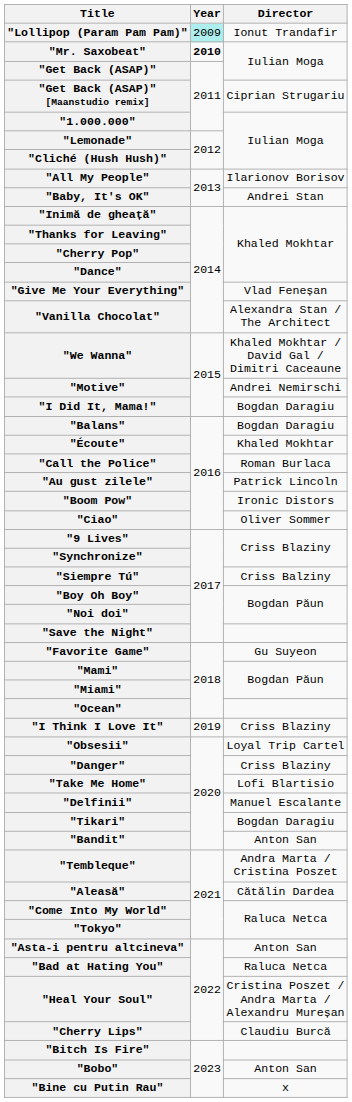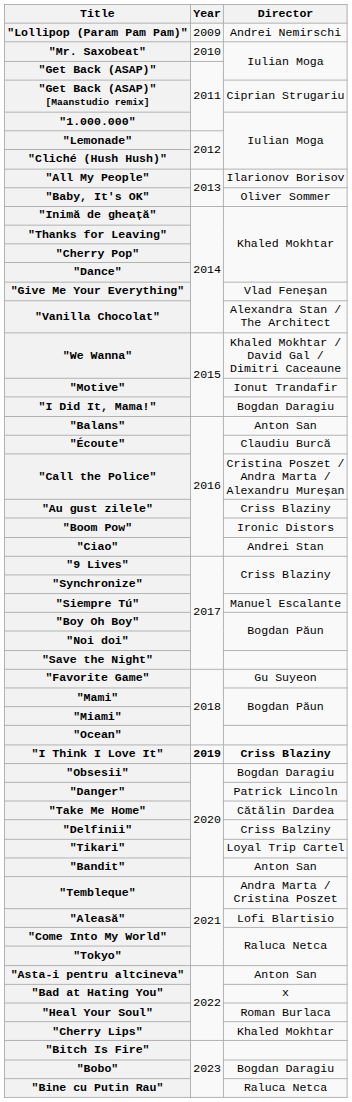(207, 33) paleturquoise background -> (207, 33) no background
(286, 33) Ionut Trandafir -> (286, 33) Andrei Nemirschi
(207, 52) bold -> (207, 52) normal
(286, 197) Andrei Stan -> (286, 197) Oliver Sommer
(286, 388) Andrei Nemirschi -> (286, 388) Ionut Trandafir
(286, 426) Bogdan Daragiu -> (286, 426) Anton San
(286, 444) Khaled Mokhtar -> (286, 444) Claudiu Burcă
(286, 463) Roman Burlaca -> (286, 477) Cristina Poszet / Andra Marta / Alexandru Mureșan
(286, 482) Patrick Lincoln -> (286, 509) Criss Blaziny
(286, 520) Oliver Sommer -> (286, 547) Andrei Stan
(286, 576) Criss Balziny -> (286, 603) Manuel Escalante
(207, 727) normal -> (207, 754) bold
(286, 727) normal -> (286, 754) bold
(286, 746) Loyal Trip Cartel -> (286, 773) Bogdan Daragiu
(286, 765) Criss Blaziny -> (286, 792) Patrick Lincoln
(286, 784) Lofi Blartisio -> (286, 811) Cătălin Dardea
(286, 803) Manuel Escalante -> (286, 829) Criss Balziny
(286, 822) Bogdan Daragiu -> (286, 848) Loyal Trip Cartel
(286, 891) Cătălin Dardea -> (286, 918) Lofi Blartisio
(286, 967) Raluca Netca -> (286, 994) x
(286, 999) Cristina Poszet / Andra Marta / Alexandru Mureșan -> (286, 1012) Roman Burlaca
(286, 1031) Claudiu Burcă -> (286, 1031) Khaled Mokhtar
(286, 1069) Anton San -> (286, 1069) Bogdan Daragiu
(286, 1088) x -> (286, 1088) Raluca Netca
